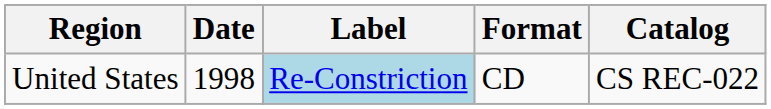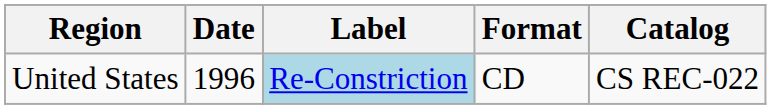(224, 78) 1998 -> (224, 78) 1996
